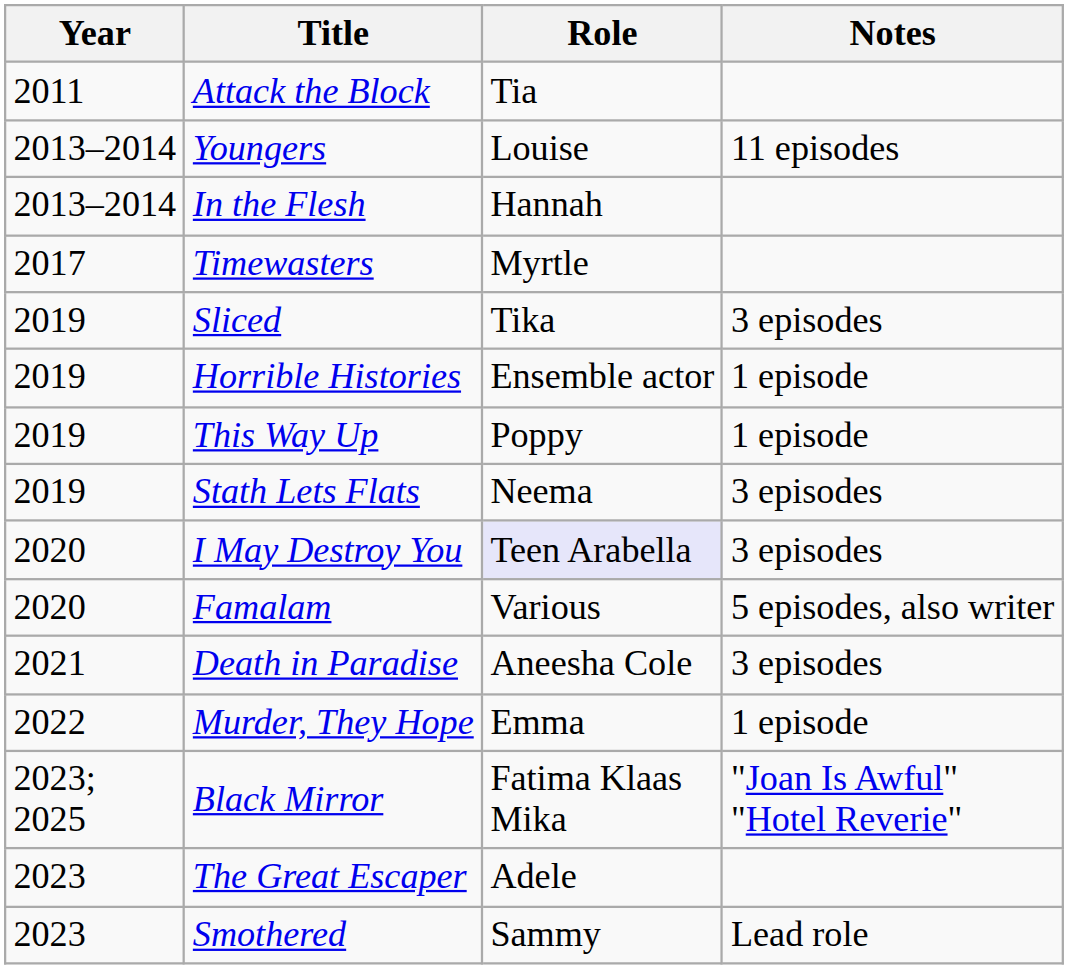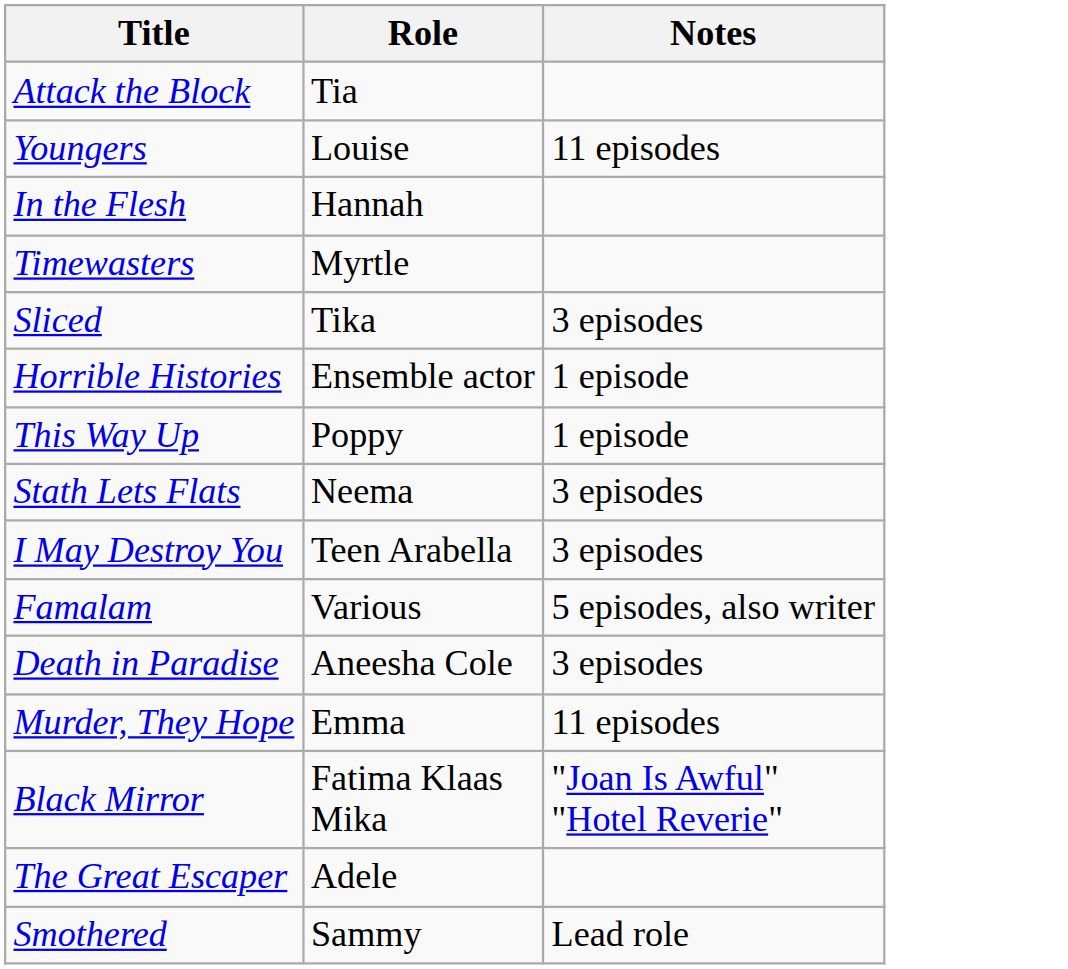- column: (95, 33)
(591, 549) lavender background -> (412, 549) no background
(800, 721) 1 episode -> (636, 721) 11 episodes
